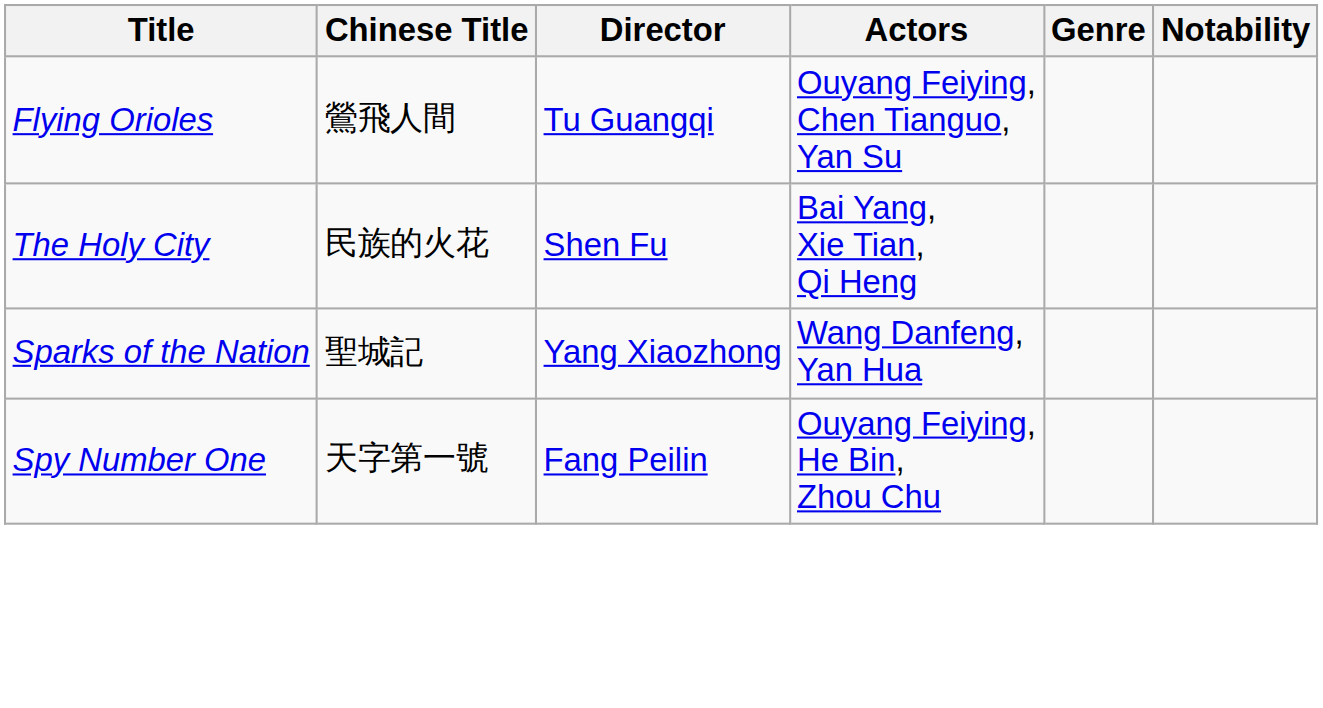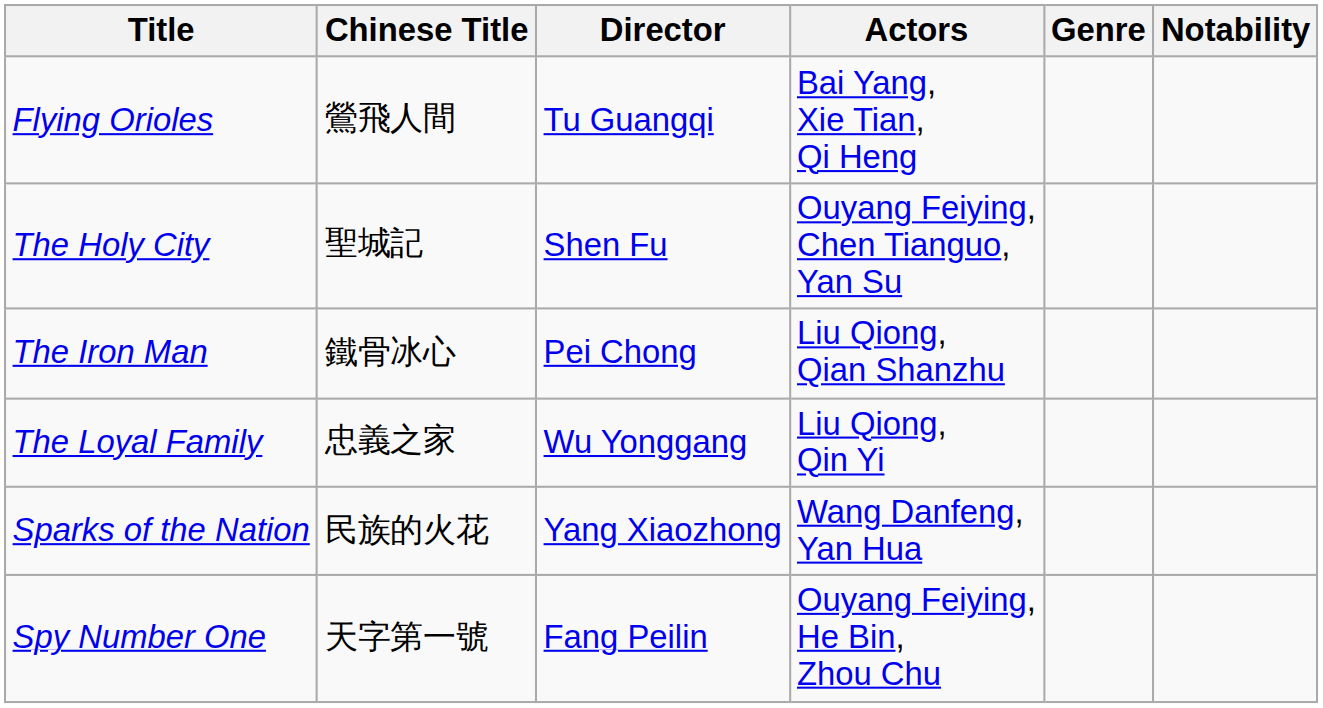(916, 119) Ouyang Feiying, Chen Tianguo, Yan Su -> (867, 119) Bai Yang, Xie Tian, Qi Heng
(407, 244) 民族的火花 -> (374, 244) 聖城記
(867, 245) Bai Yang, Xie Tian, Qi Heng -> (916, 245) Ouyang Feiying, Chen Tianguo, Yan Su
+ row: (110, 352)
+ row: (137, 441)
(374, 351) 聖城記 -> (407, 529) 民族的火花
